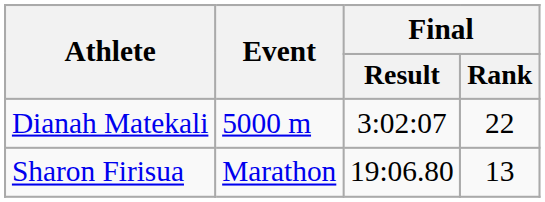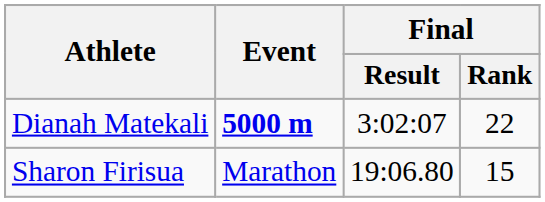(267, 123) normal -> (267, 123) bold
(500, 171) 13 -> (500, 171) 15
